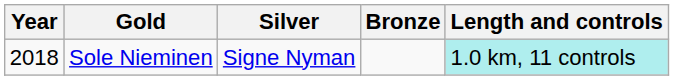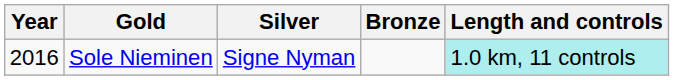(34, 57) 2018 -> (34, 57) 2016
